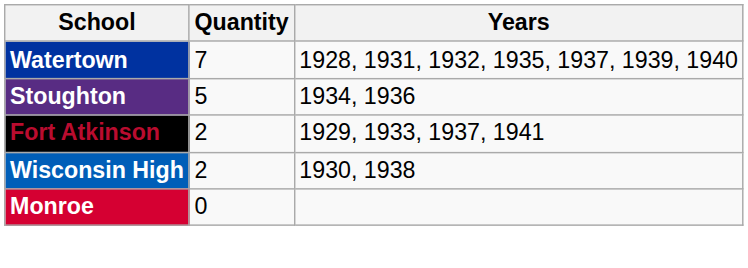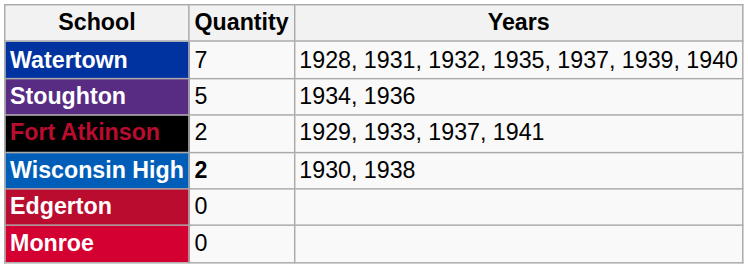(201, 170) normal -> (201, 170) bold
+ row: (61, 206)
